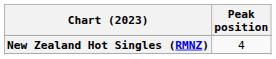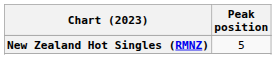(241, 45) 4 -> (241, 45) 5
